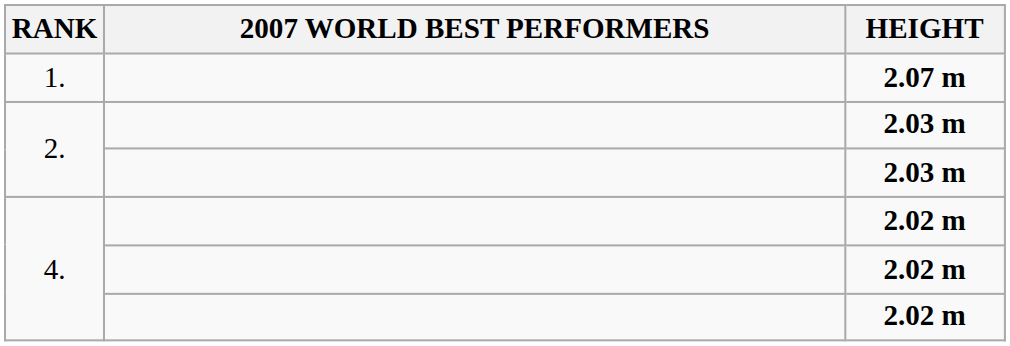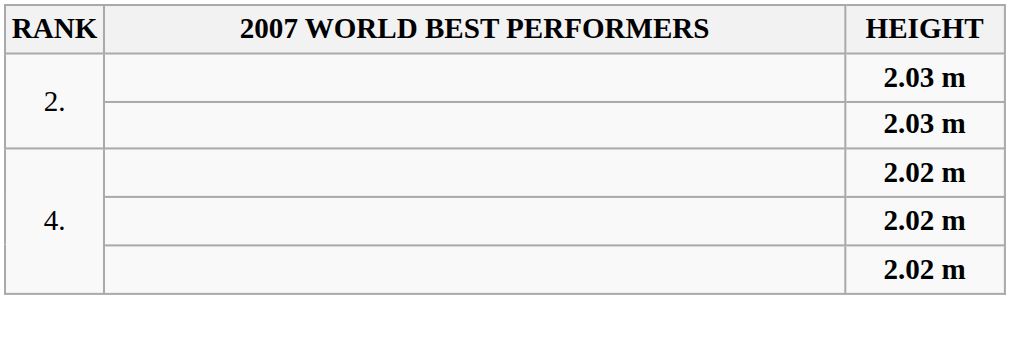- row: (55, 76)
